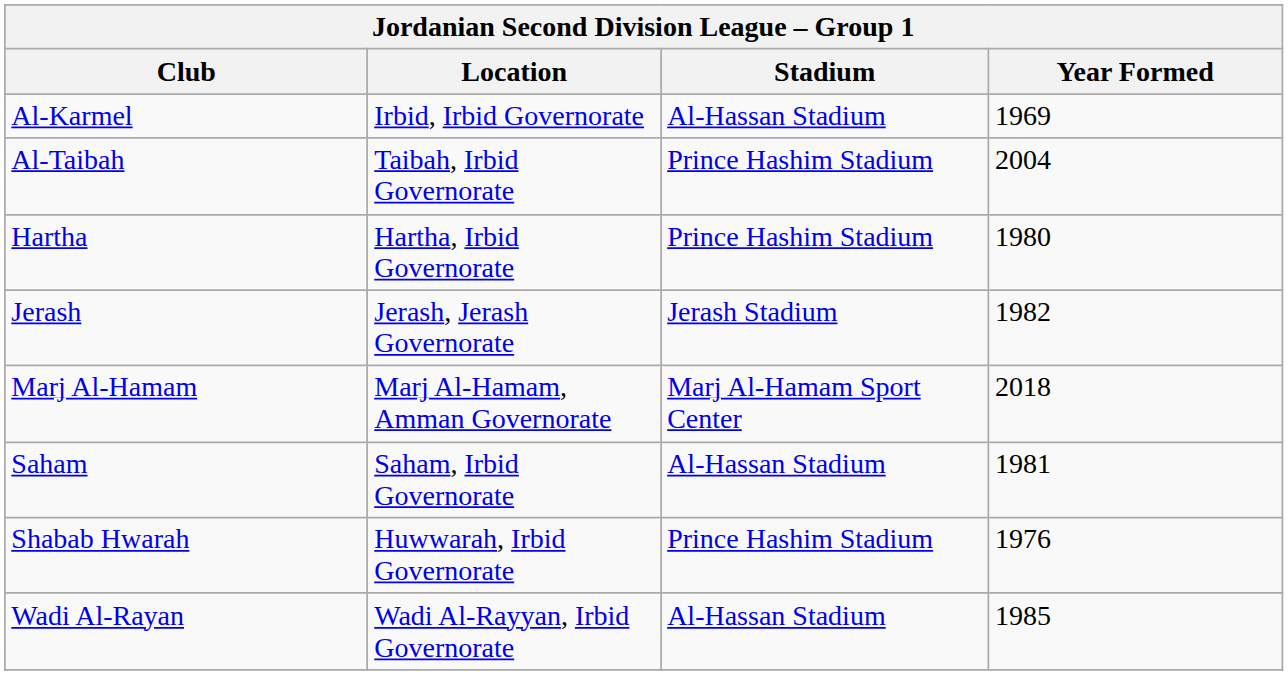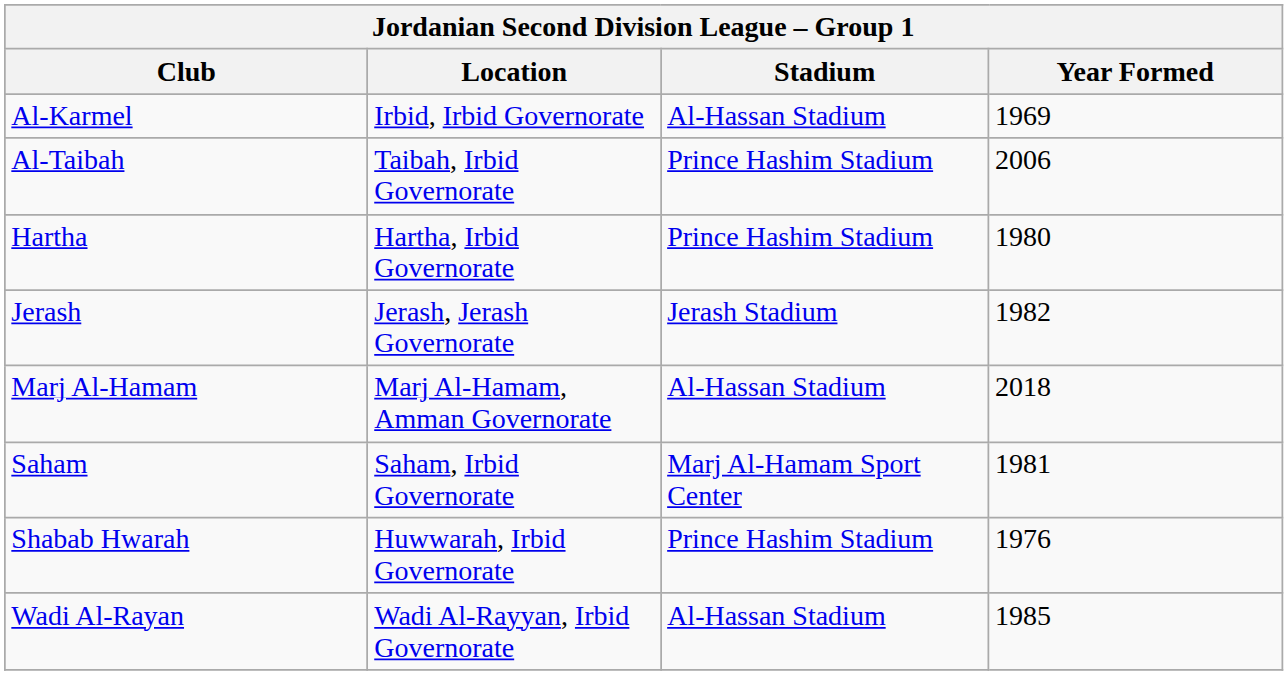(1023, 159) 2004 -> (1023, 159) 2006
(794, 403) Marj Al-Hamam Sport Center -> (776, 387) Al-Hassan Stadium
(776, 463) Al-Hassan Stadium -> (794, 479) Marj Al-Hamam Sport Center
